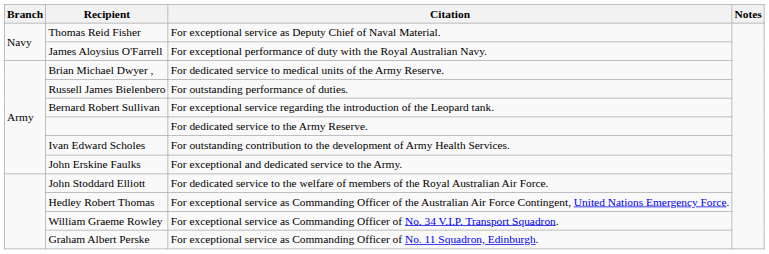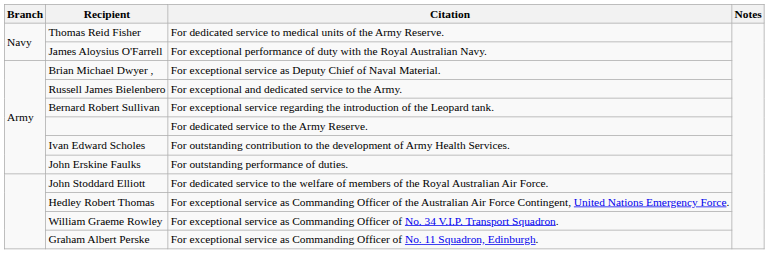(306, 32) For exceptional service as Deputy Chief of Naval Material. -> (307, 32) For dedicated service to medical units of the Army Reserve.
(307, 70) For dedicated service to medical units of the Army Reserve. -> (306, 70) For exceptional service as Deputy Chief of Naval Material.
(259, 89) For outstanding performance of duties. -> (286, 89) For exceptional and dedicated service to the Army.
(286, 164) For exceptional and dedicated service to the Army. -> (259, 164) For outstanding performance of duties.
